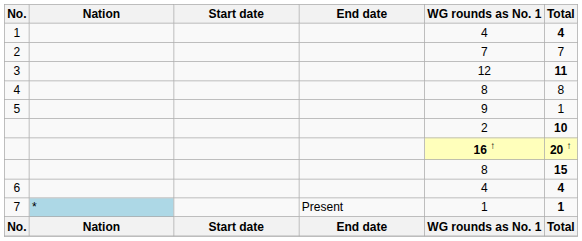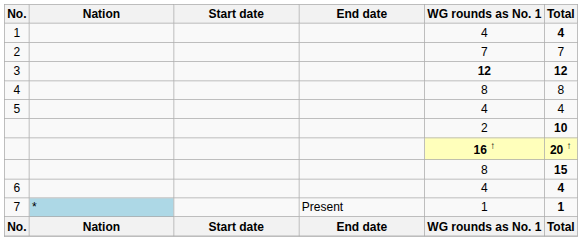(484, 71) normal -> (484, 71) bold
(561, 71) 11 -> (561, 71) 12
(484, 109) 9 -> (484, 109) 4
(561, 109) 1 -> (561, 109) 4
